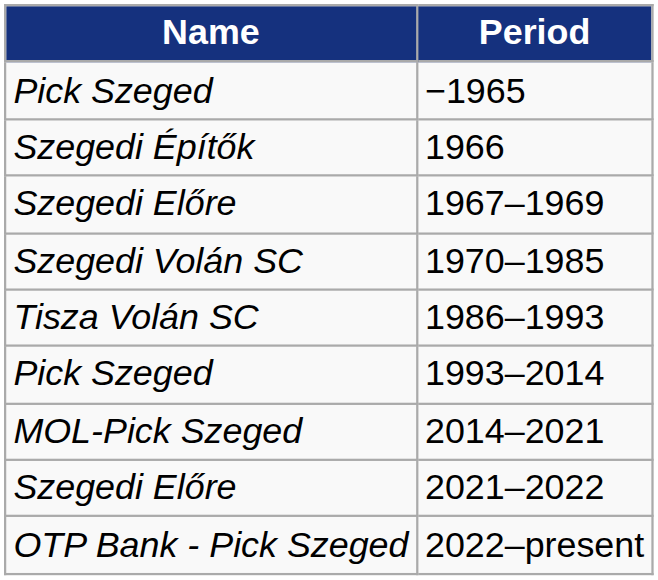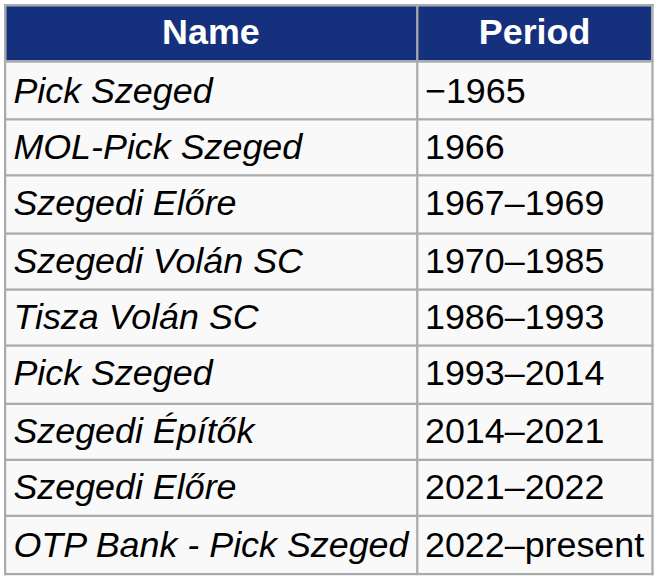(134, 146) Szegedi Építők -> (158, 146) MOL-Pick Szeged
(158, 430) MOL-Pick Szeged -> (134, 430) Szegedi Építők
